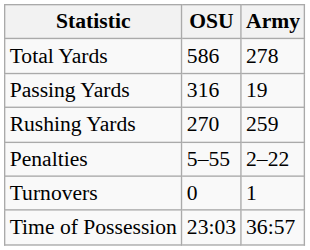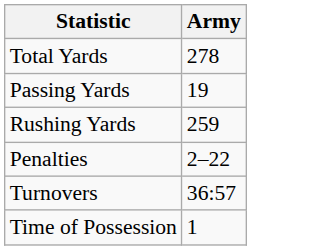- column: (211, 21)
(251, 192) 1 -> (211, 192) 36:57
(271, 227) 36:57 -> (192, 227) 1
